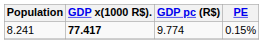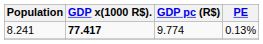(241, 30) 0.15% -> (241, 30) 0.13%
